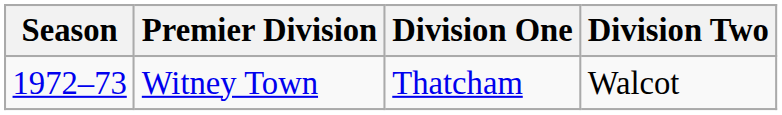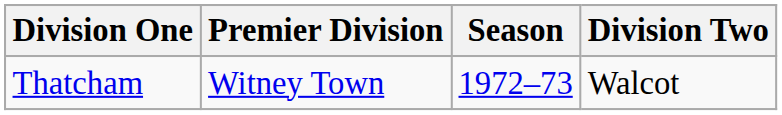columns swapped: (70, 30) <-> (483, 30)
